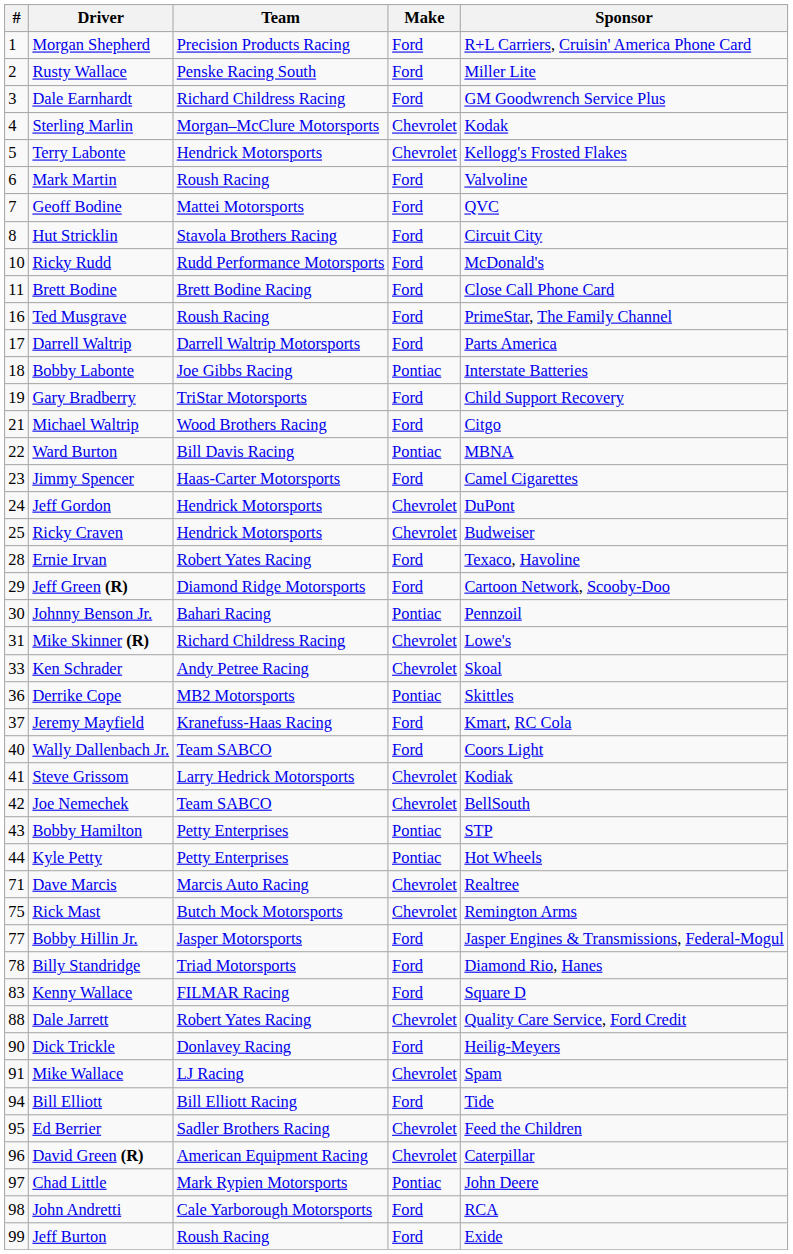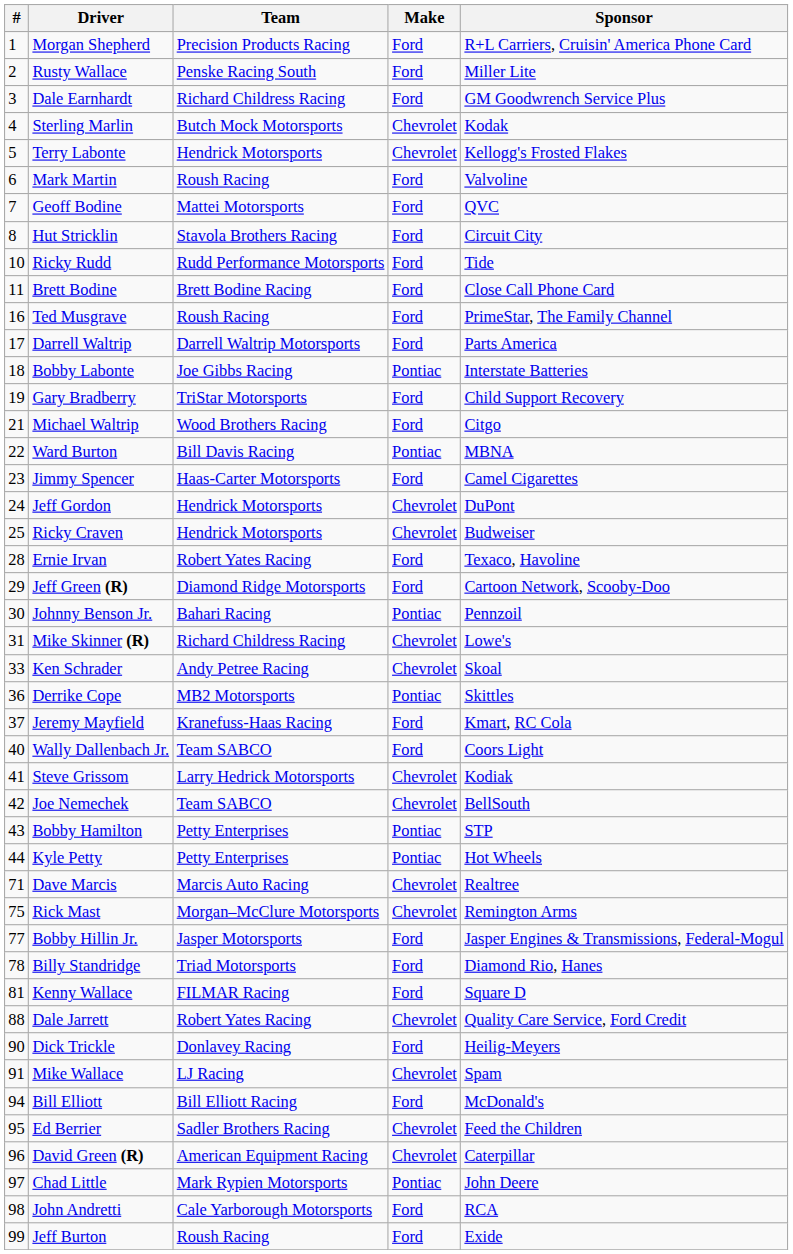(278, 126) Morgan–McClure Motorsports -> (260, 126) Butch Mock Motorsports
(504, 261) McDonald's -> (479, 261) Tide
(260, 911) Butch Mock Motorsports -> (278, 911) Morgan–McClure Motorsports
(17, 992) 83 -> (17, 992) 81
(479, 1100) Tide -> (504, 1100) McDonald's
